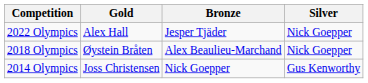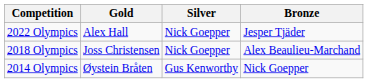columns swapped: (324, 13) <-> (223, 13)
(118, 50) Øystein Bråten -> (121, 50) Joss Christensen
(121, 68) Joss Christensen -> (118, 68) Øystein Bråten
